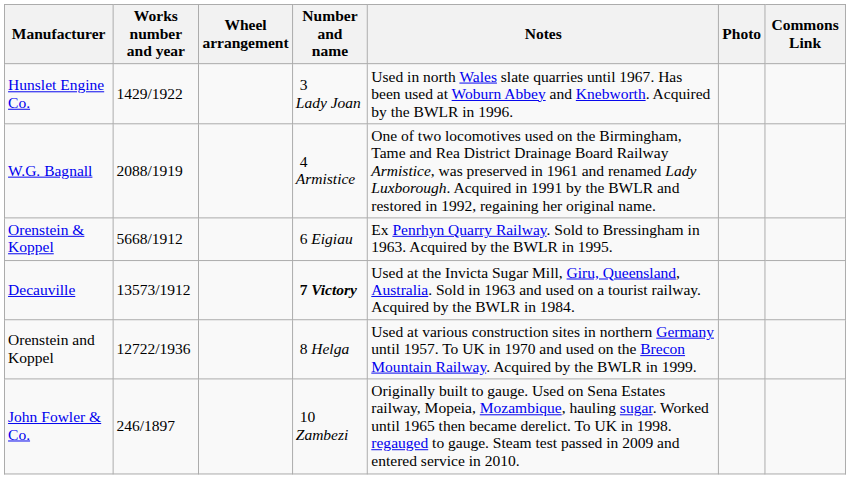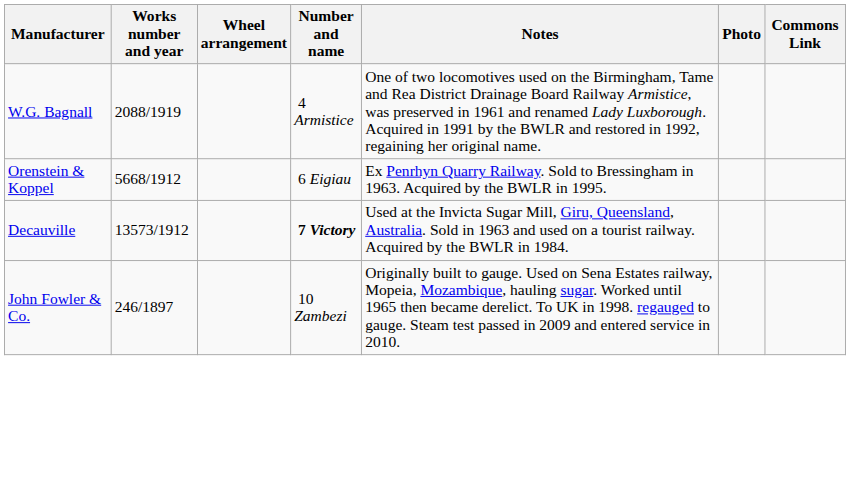- row: (56, 93)
- row: (51, 349)
